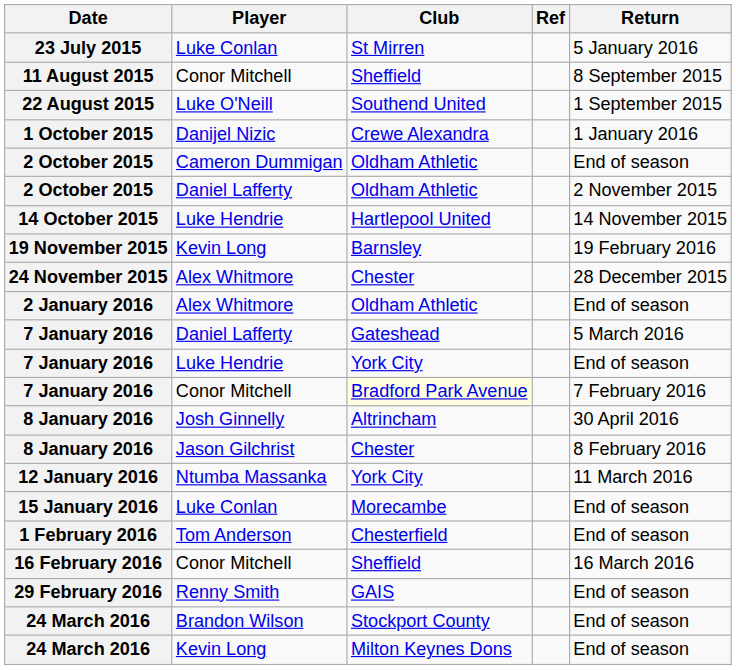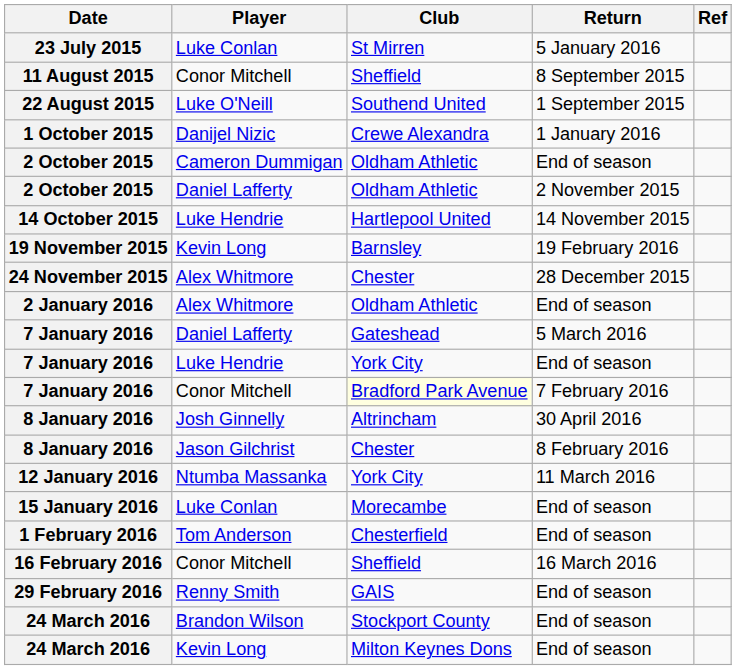columns swapped: (650, 18) <-> (550, 18)
